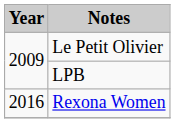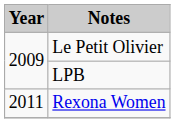(26, 103) 2016 -> (26, 103) 2011
